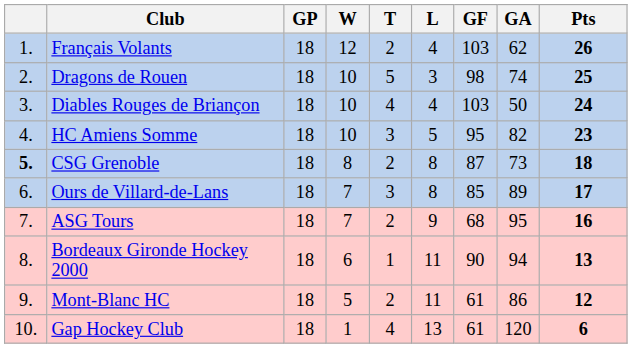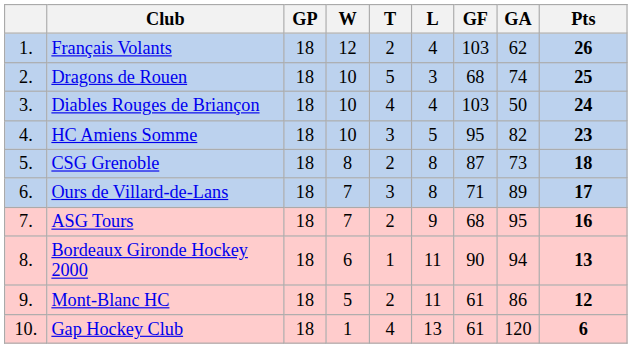(475, 76) 98 -> (475, 76) 68
(26, 163) bold -> (26, 163) normal
(475, 192) 85 -> (475, 192) 71
